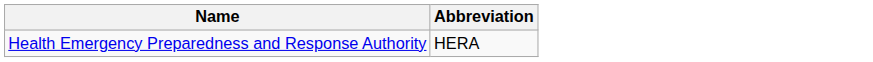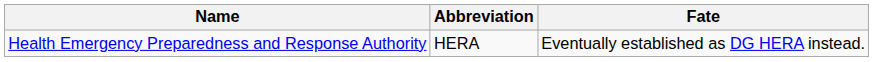+ column: (703, 17)
